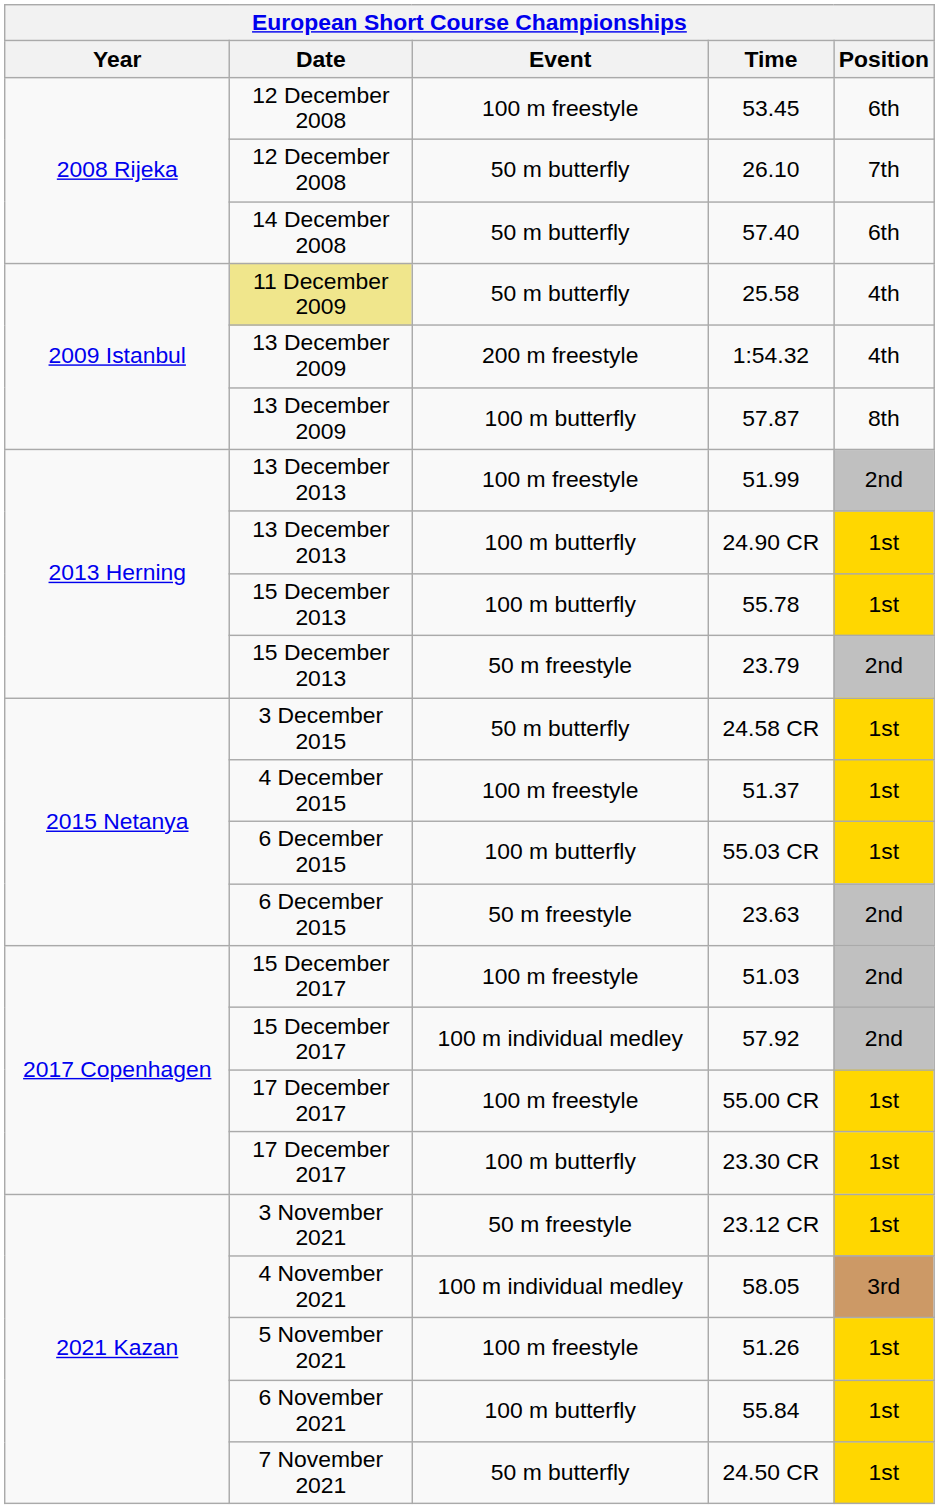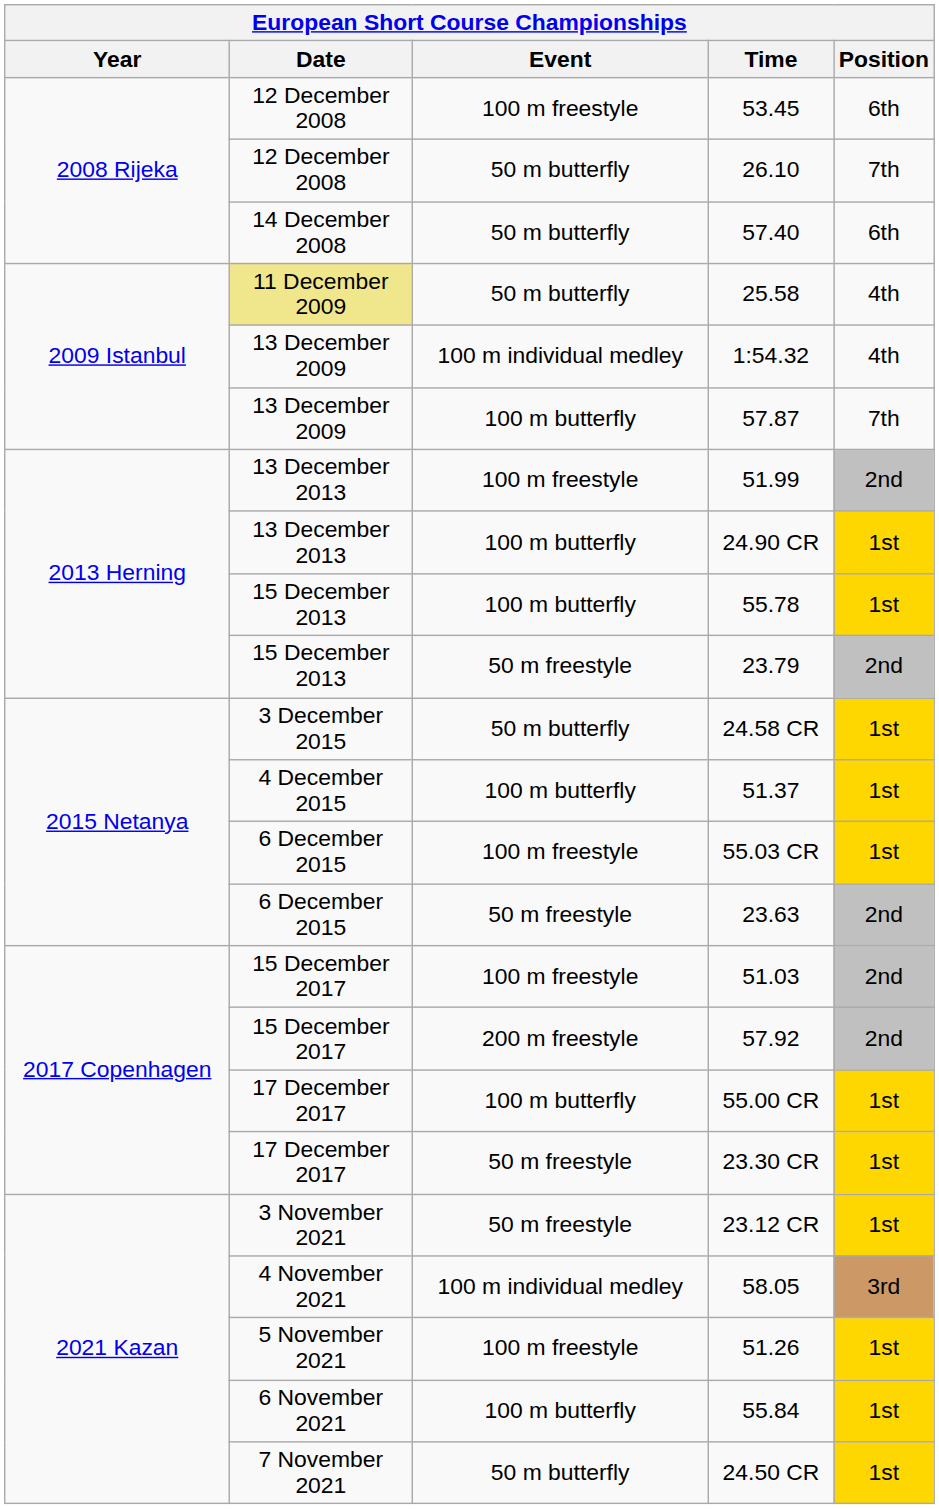(560, 356) 200 m freestyle -> (560, 356) 100 m individual medley
(884, 418) 8th -> (884, 418) 7th
(560, 790) 100 m freestyle -> (560, 790) 100 m butterfly
(560, 852) 100 m butterfly -> (560, 852) 100 m freestyle
(560, 1038) 100 m individual medley -> (560, 1038) 200 m freestyle
(560, 1100) 100 m freestyle -> (560, 1100) 100 m butterfly
(560, 1162) 100 m butterfly -> (560, 1162) 50 m freestyle
